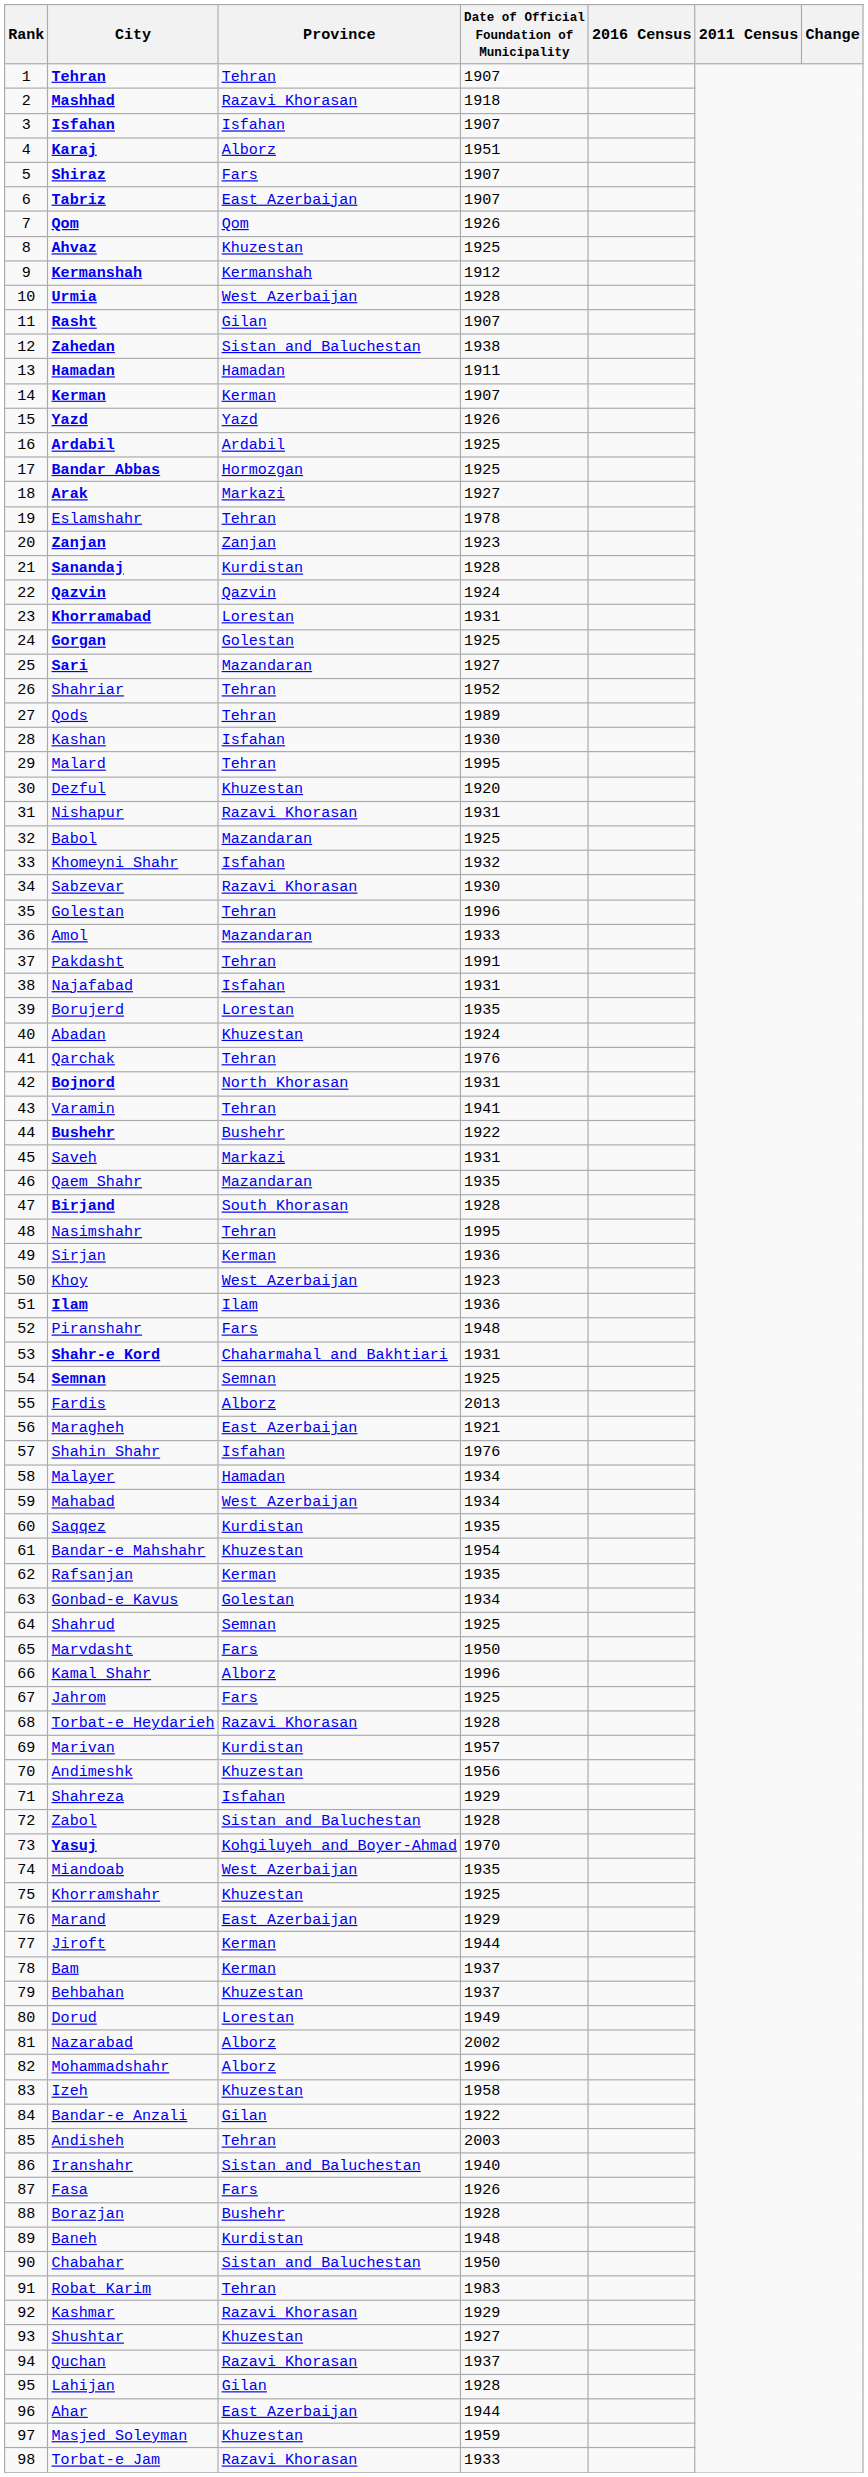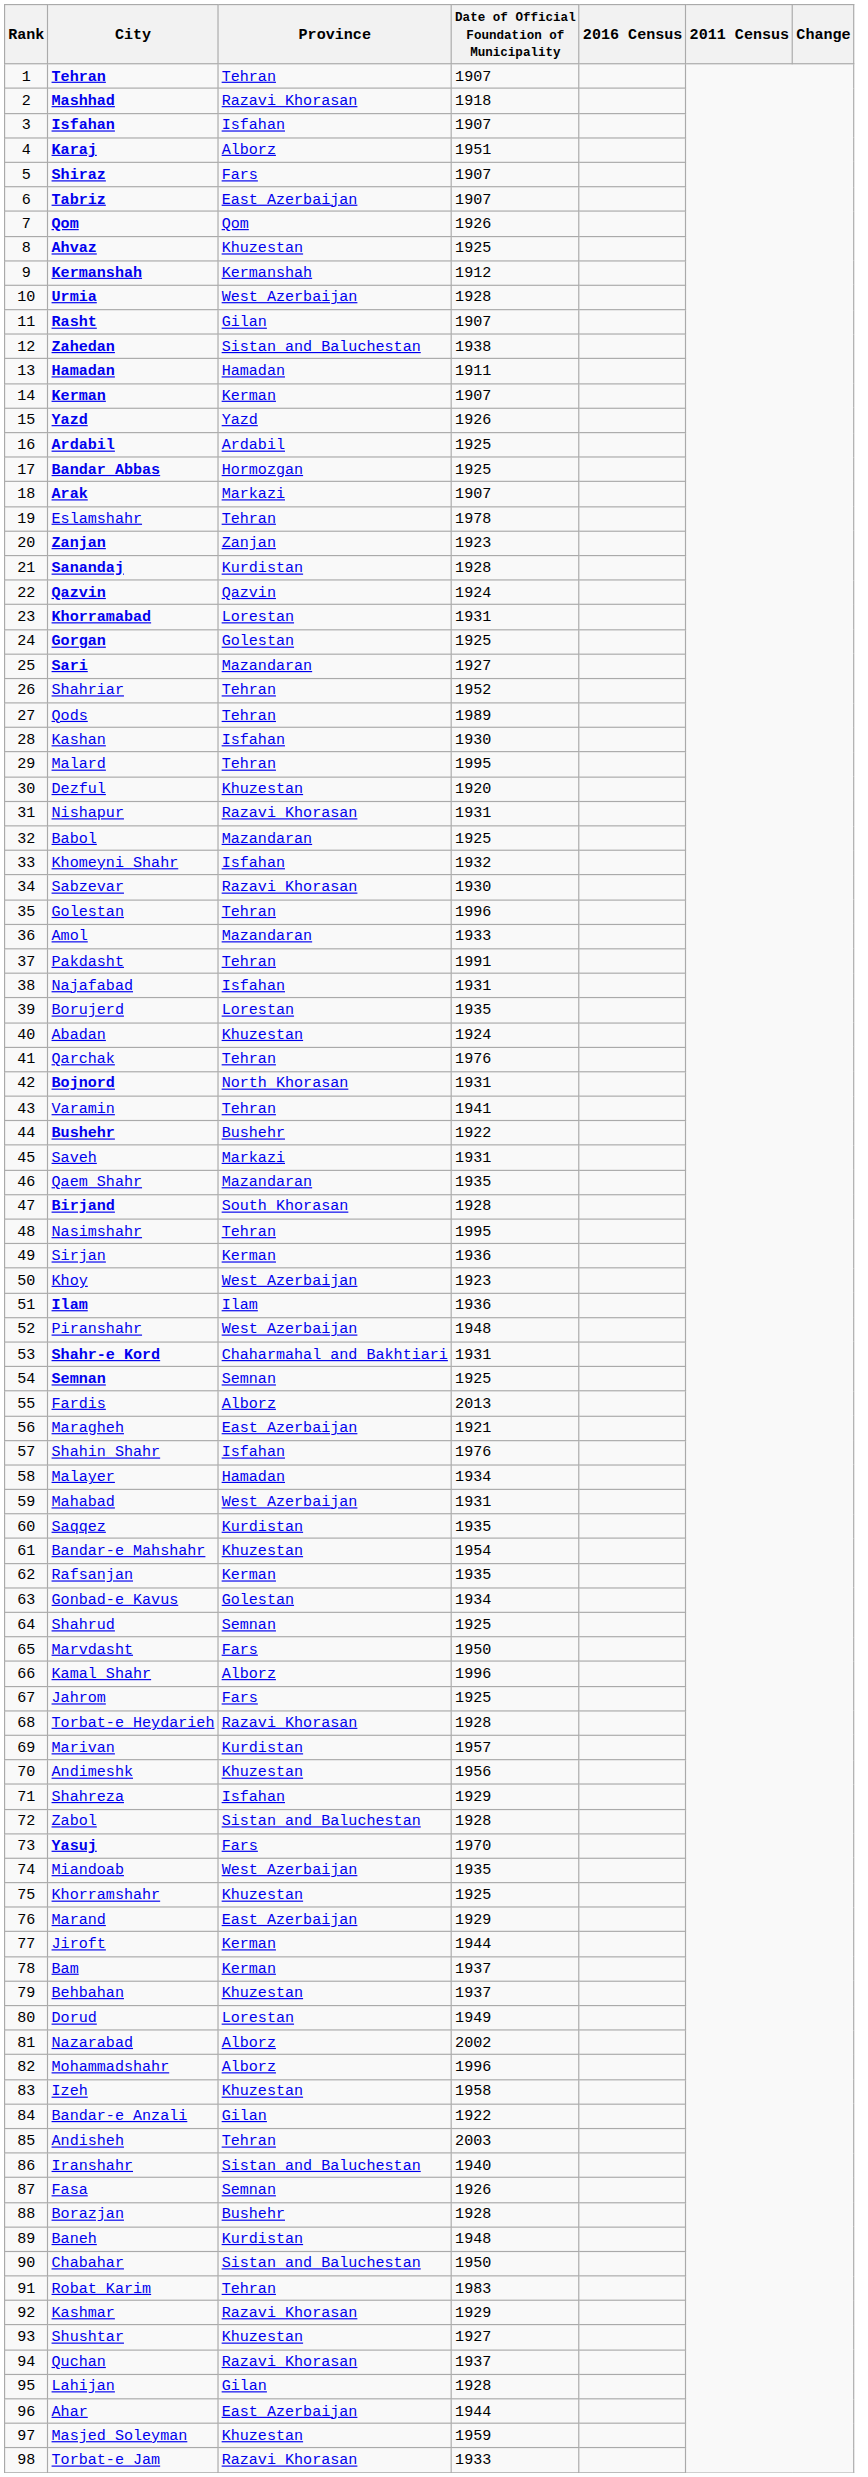(482, 494) 1927 -> (473, 494) 1907
(240, 1330) Fars -> (290, 1330) West Azerbaijan
(482, 1502) 1934 -> (473, 1502) 1931
(339, 1846) Kohgiluyeh and Boyer-Ahmad -> (240, 1846) Fars
(240, 2190) Fars -> (249, 2190) Semnan
